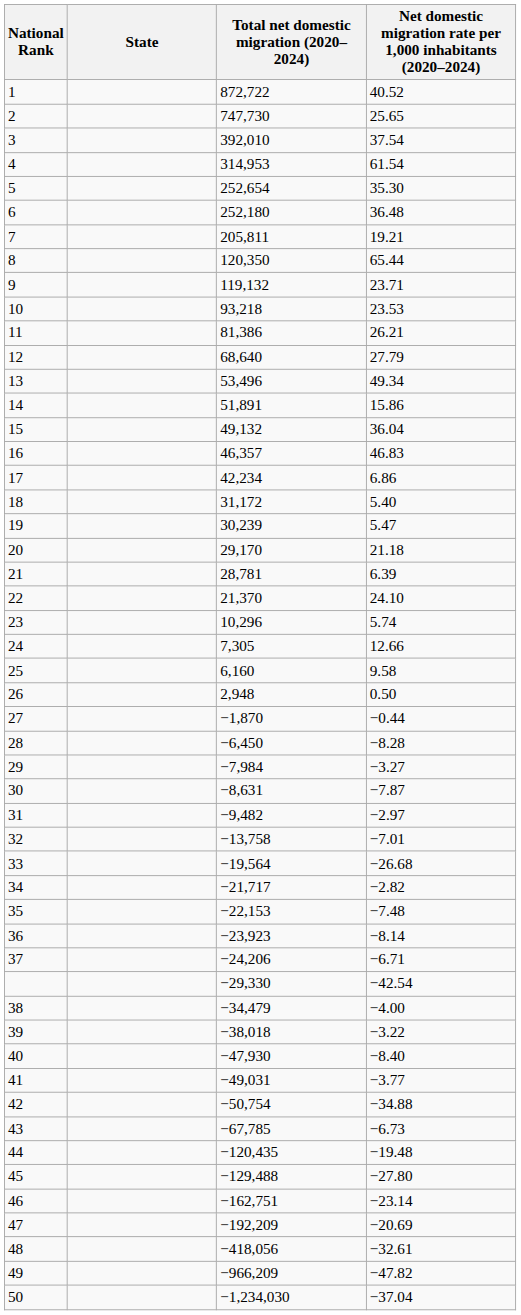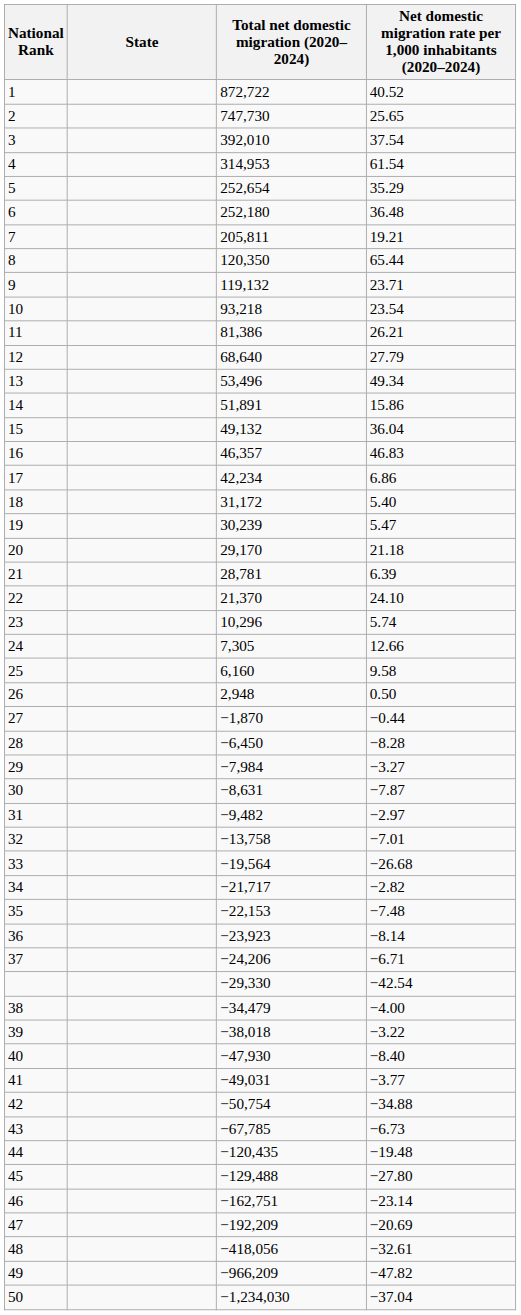(387, 188) 35.30 -> (387, 188) 35.29
(387, 308) 23.53 -> (387, 308) 23.54
